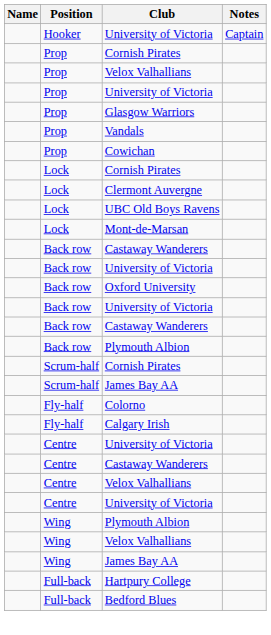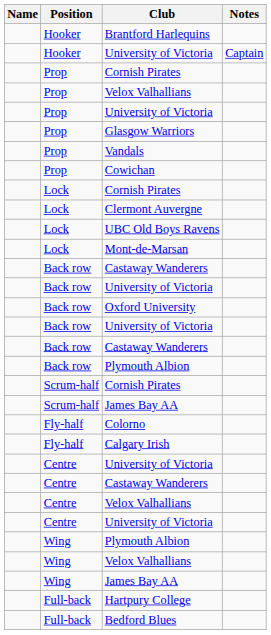+ row: (62, 33)
